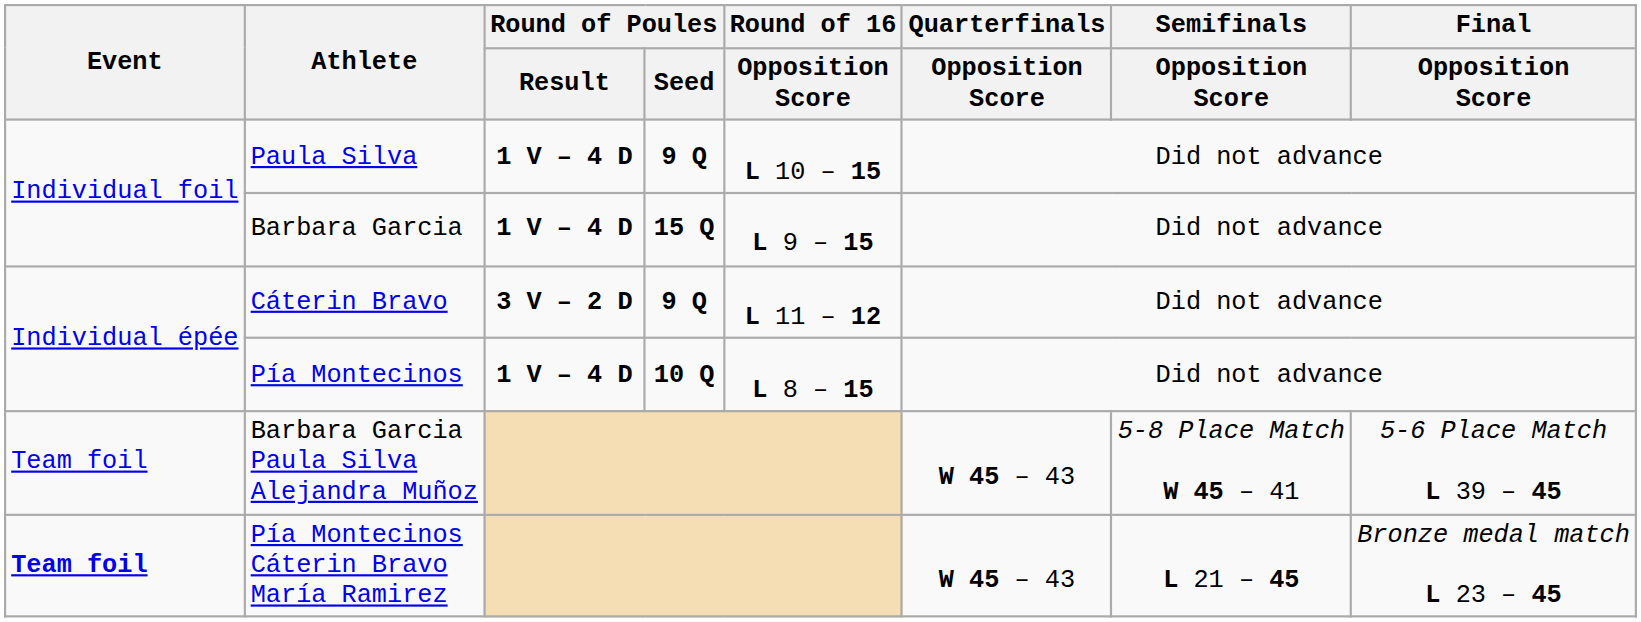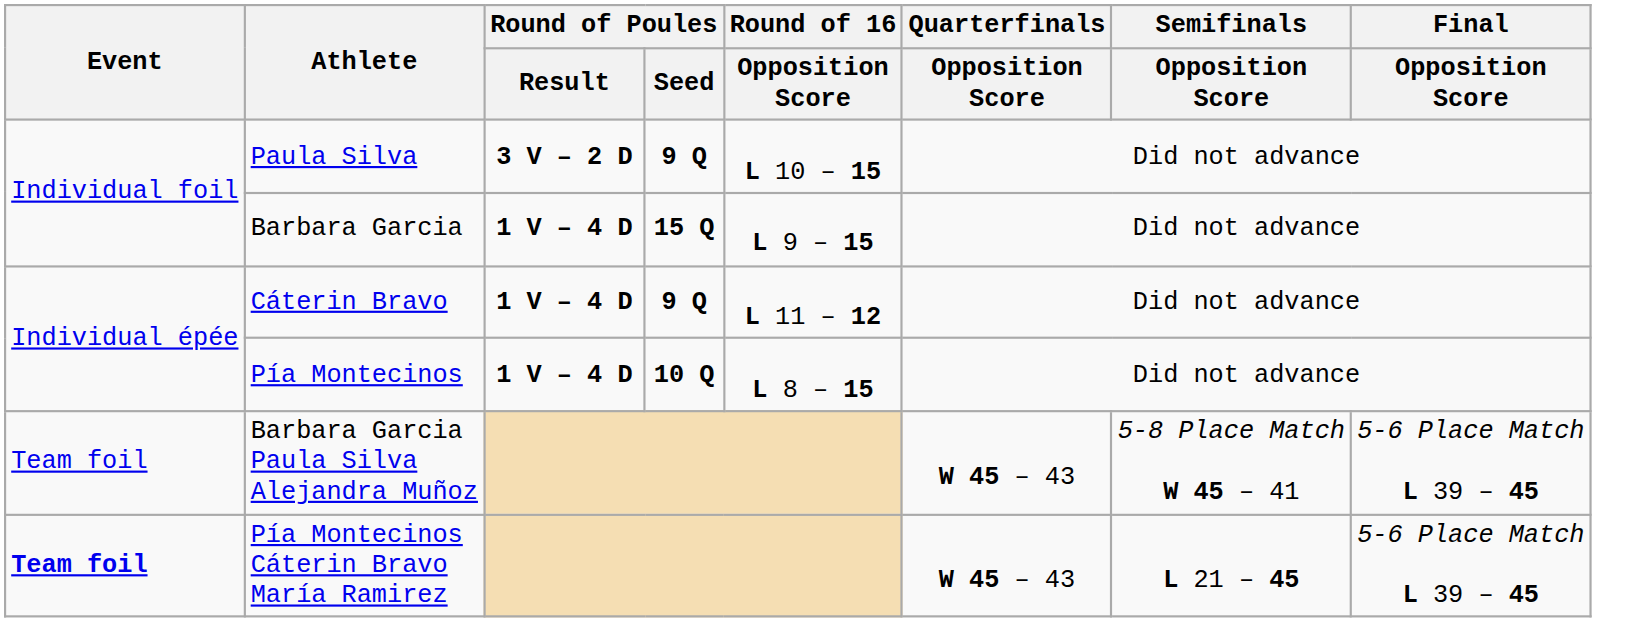(564, 156) 1 V – 4 D -> (564, 156) 3 V – 2 D
(564, 302) 3 V – 2 D -> (564, 302) 1 V – 4 D
(1494, 565) Bronze medal match L 23 – 45 -> (1471, 565) 5-6 Place Match L 39 – 45
